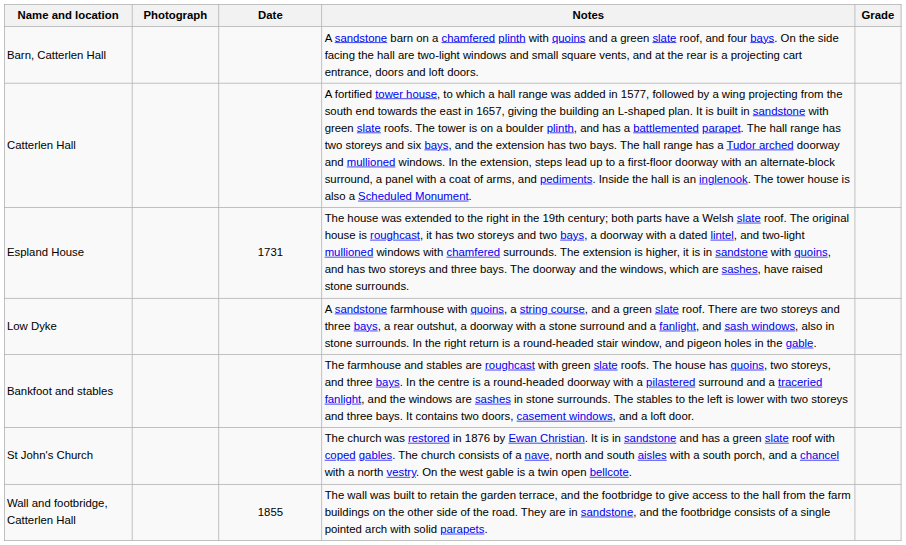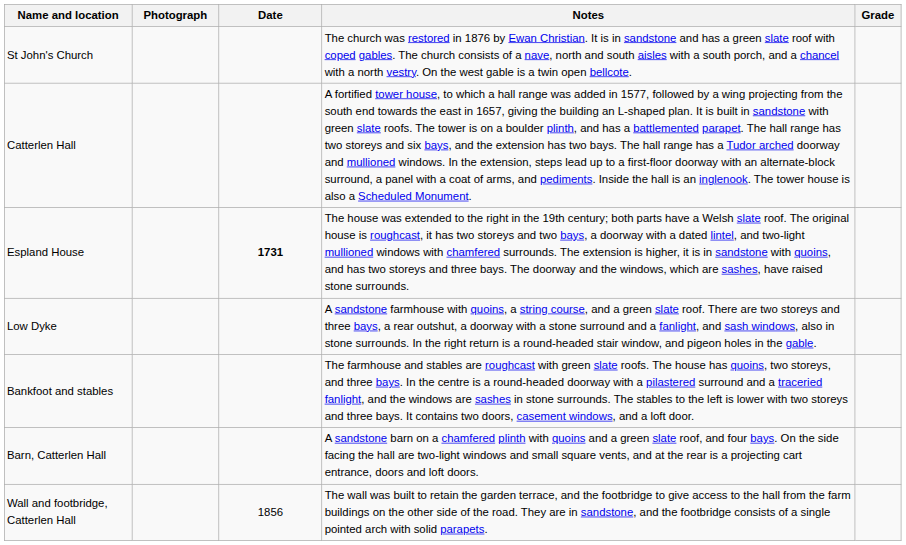rows swapped: (50, 456) <-> (57, 54)
(270, 252) normal -> (270, 252) bold
(270, 512) 1855 -> (270, 512) 1856
